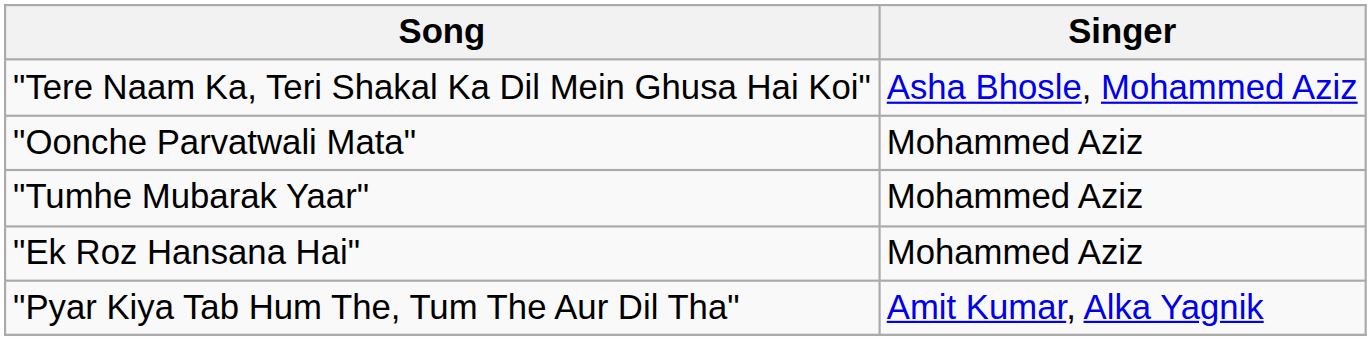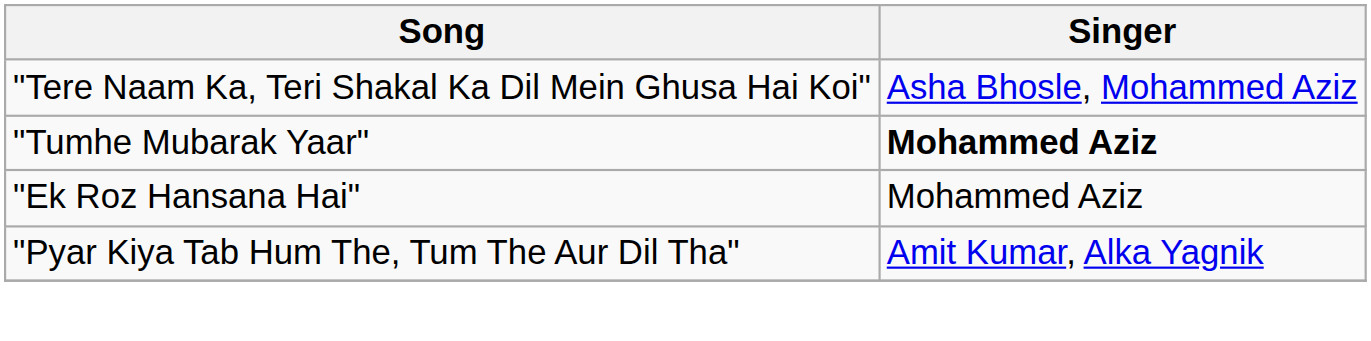- row: (215, 142)
(1015, 197) normal -> (1022, 142) bold
